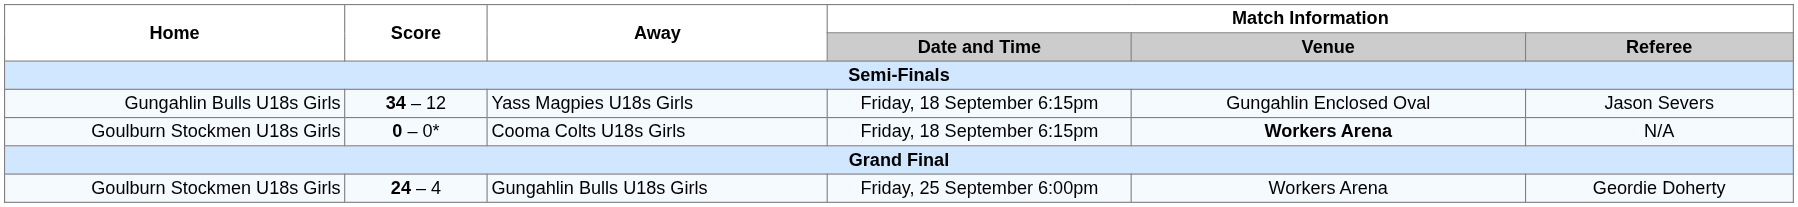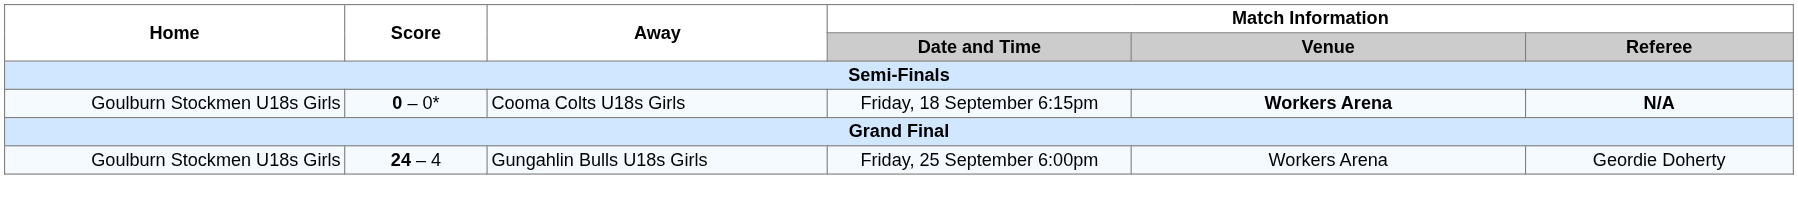- row: (592, 103)
(1659, 131) normal -> (1659, 103) bold
